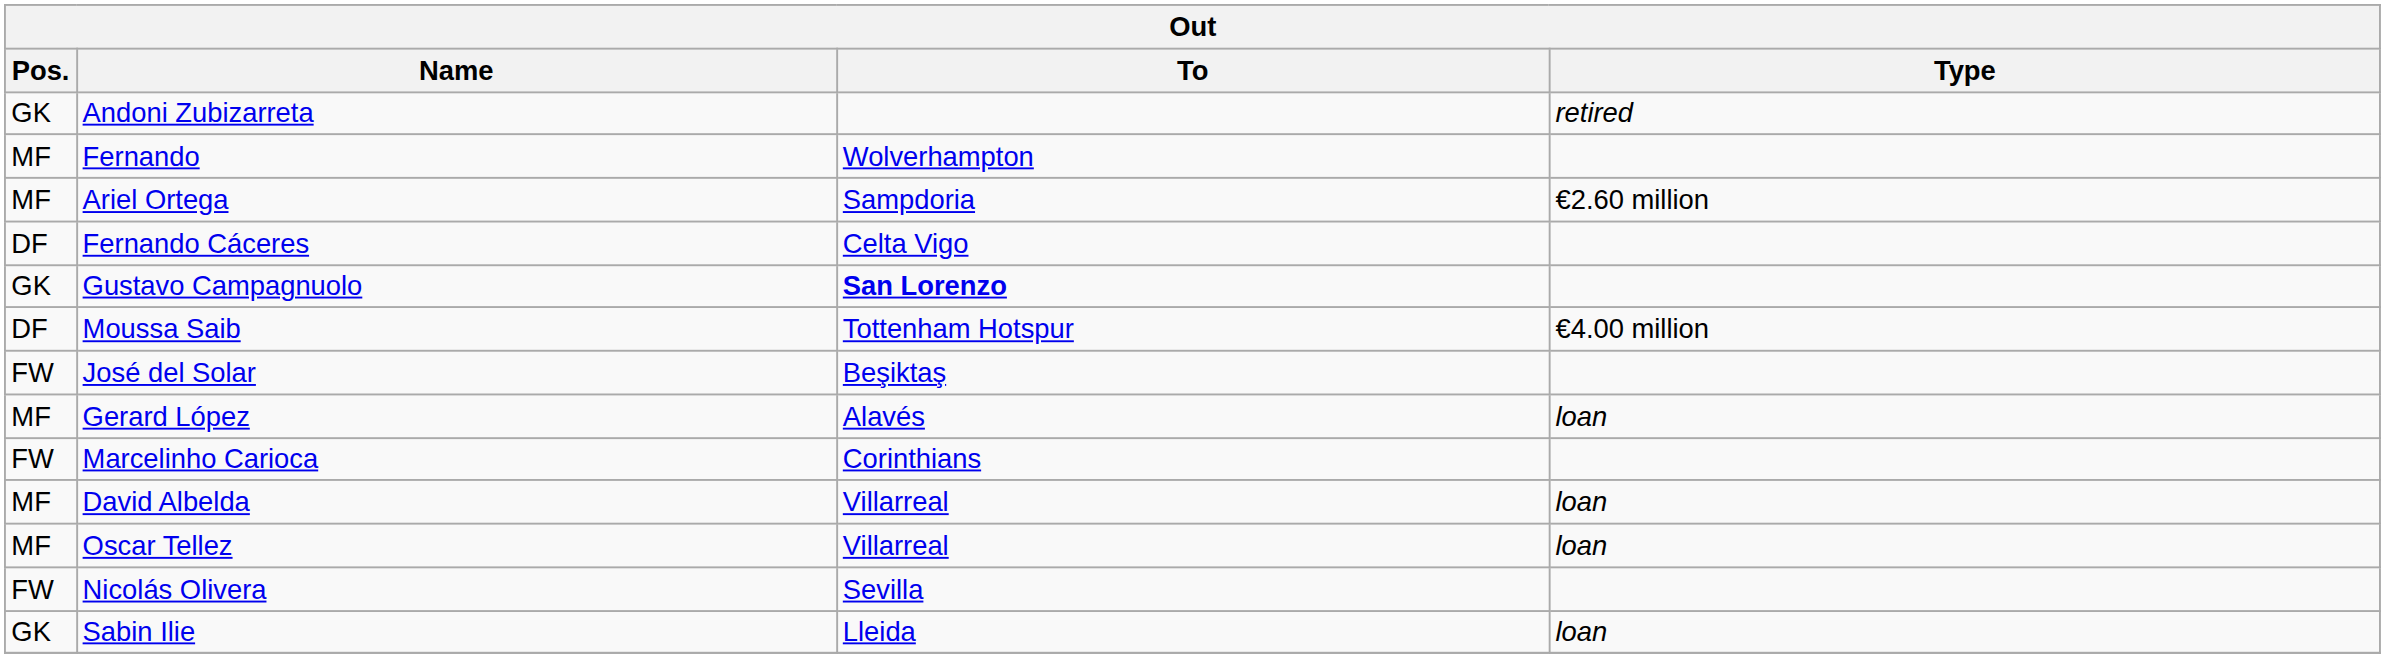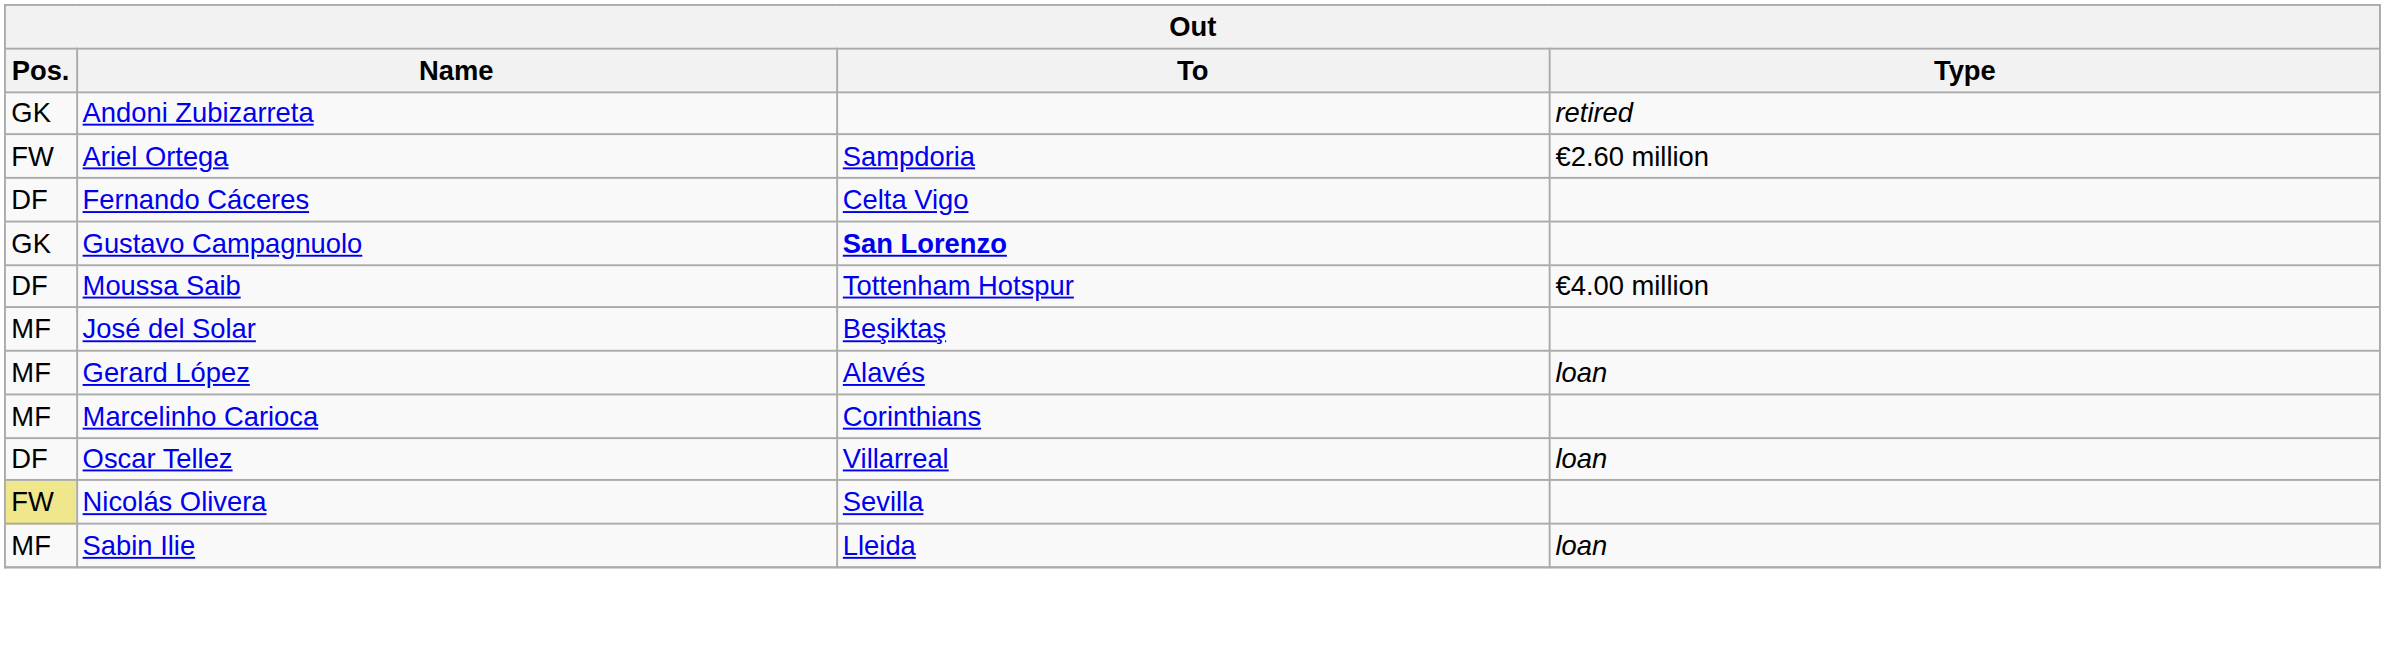- row: (141, 157)
(31, 200) MF -> (33, 157) FW
(33, 373) FW -> (31, 330) MF
(33, 459) FW -> (31, 416) MF
- row: (166, 502)
(31, 546) MF -> (30, 459) DF
(33, 589) no background -> (33, 502) khaki background
(31, 632) GK -> (31, 546) MF
